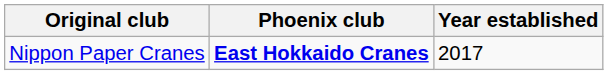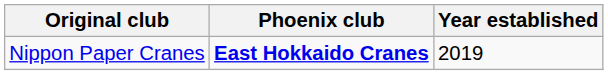(461, 52) 2017 -> (461, 52) 2019
